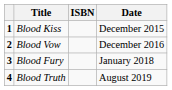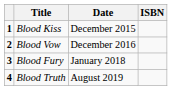columns swapped: (132, 12) <-> (82, 12)
